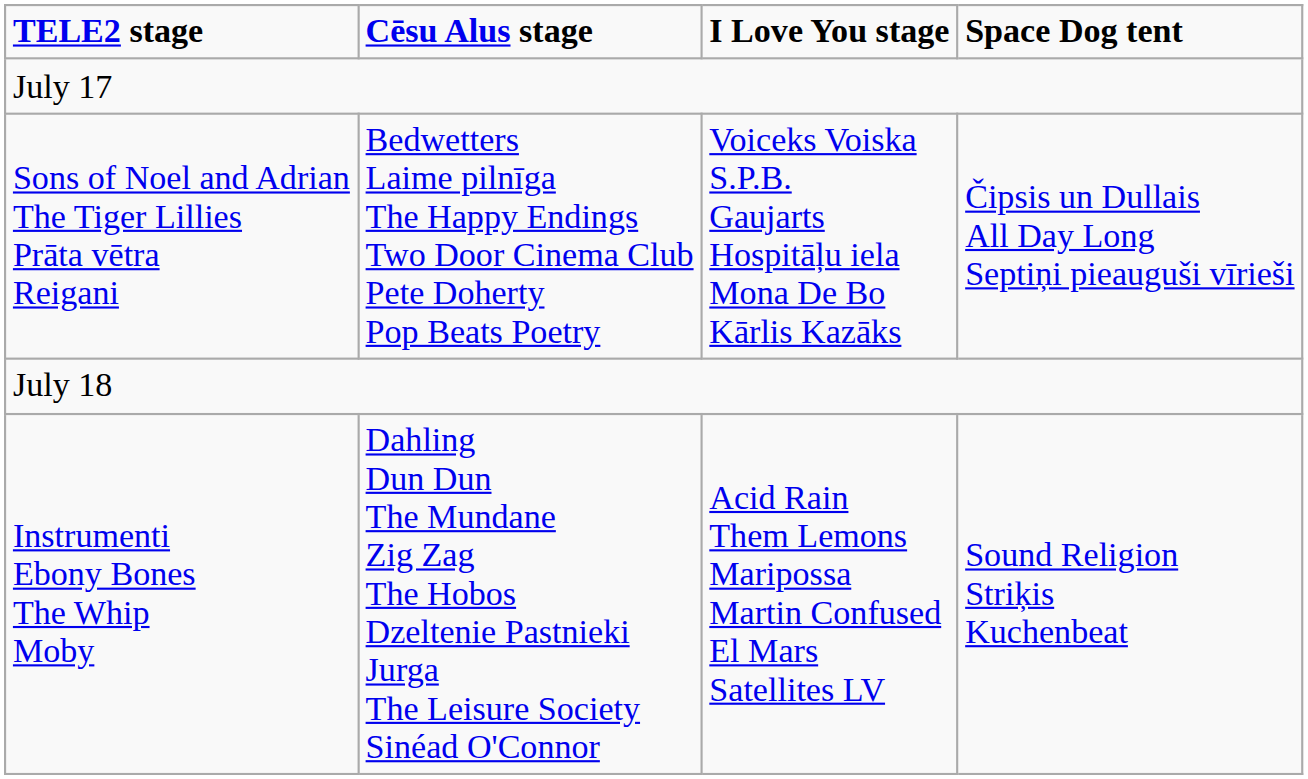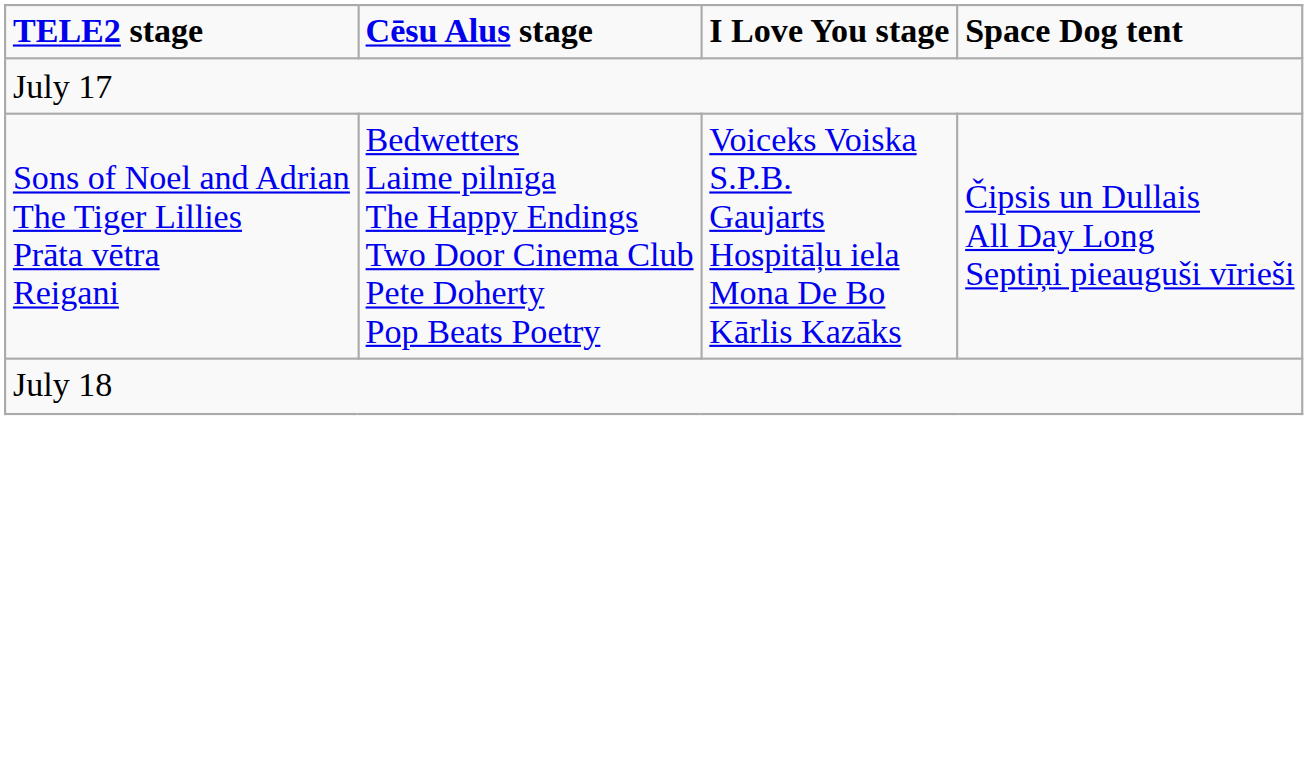- row: (104, 592)
